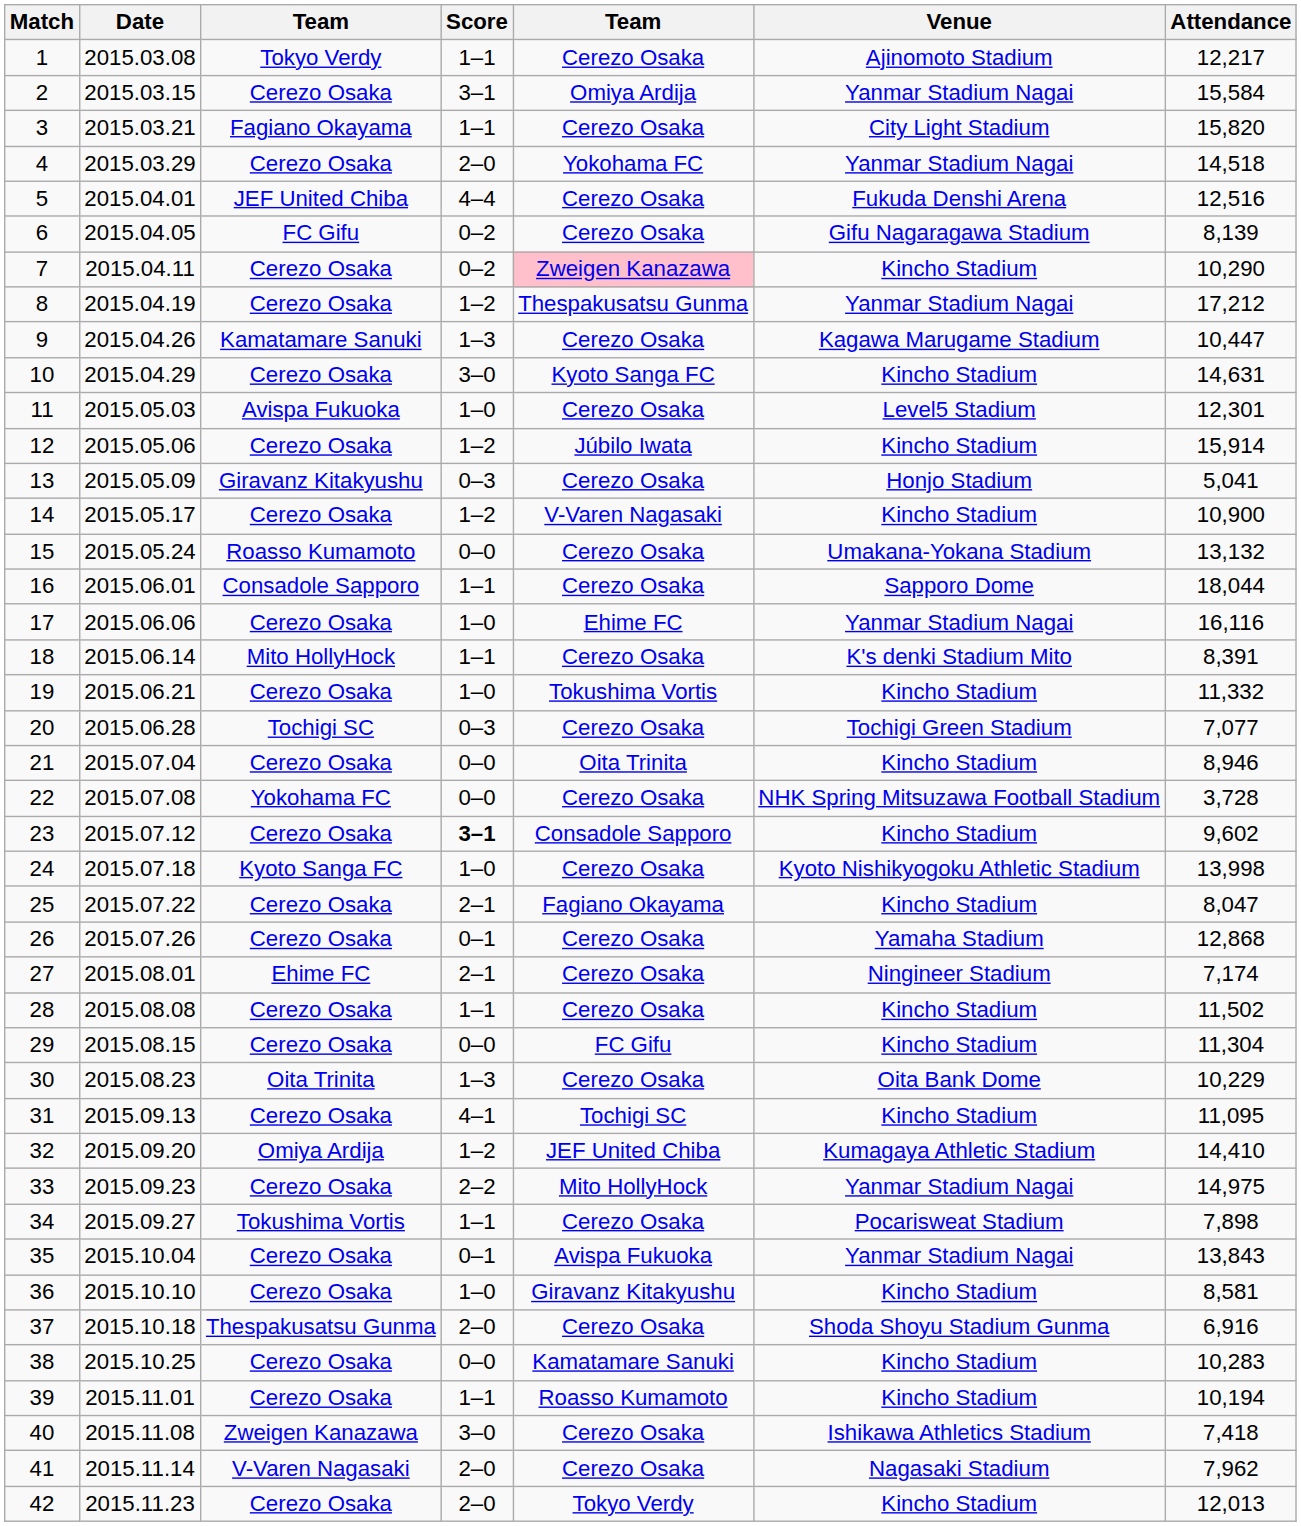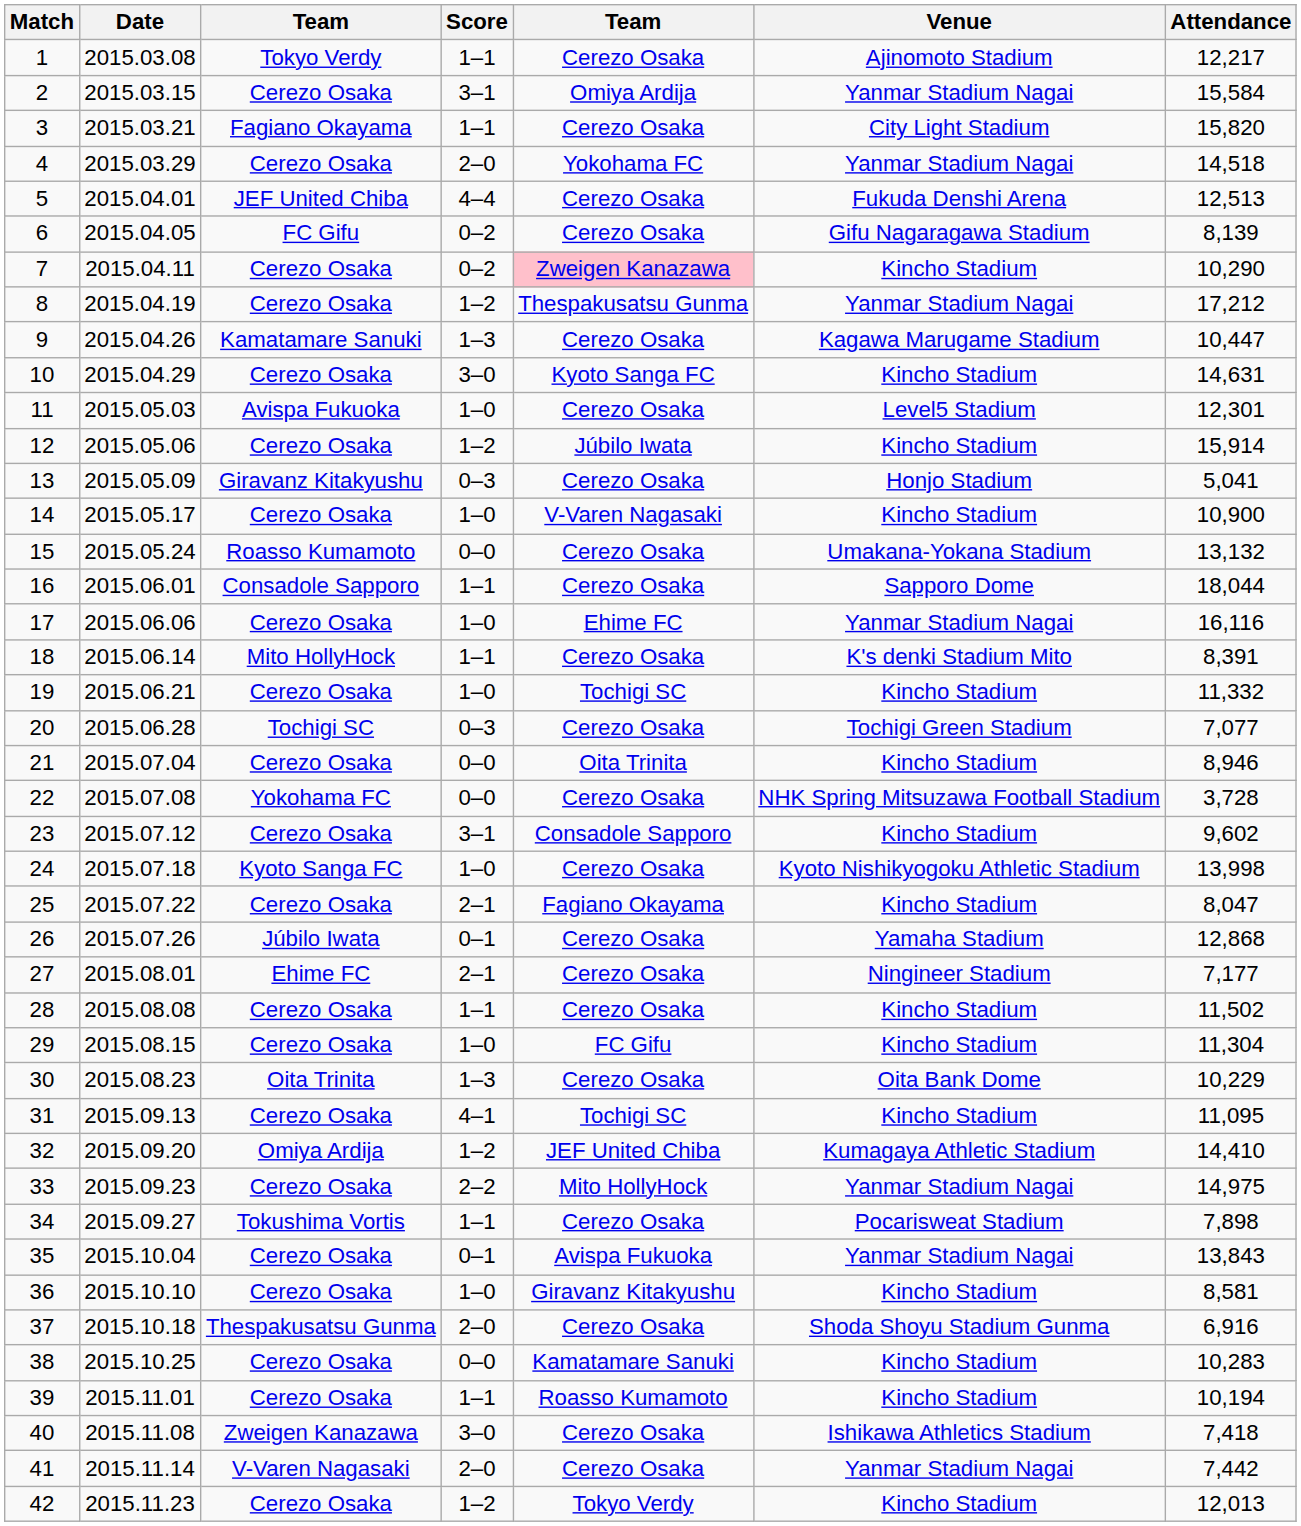(1231, 198) 12,516 -> (1231, 198) 12,513
(477, 515) 1–2 -> (477, 515) 1–0
(633, 692) Tokushima Vortis -> (633, 692) Tochigi SC
(477, 833) bold -> (477, 833) normal
(321, 939) Cerezo Osaka -> (321, 939) Júbilo Iwata
(1231, 974) 7,174 -> (1231, 974) 7,177
(477, 1045) 0–0 -> (477, 1045) 1–0
(959, 1468) Nagasaki Stadium -> (959, 1468) Yanmar Stadium Nagai
(1231, 1468) 7,962 -> (1231, 1468) 7,442
(477, 1503) 2–0 -> (477, 1503) 1–2
